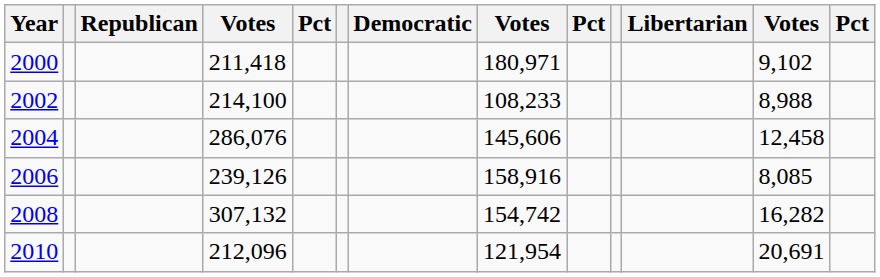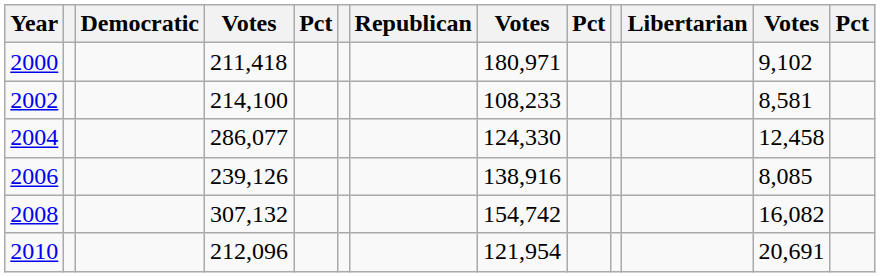columns swapped: (139, 23) <-> (413, 23)
(786, 99) 8,988 -> (786, 99) 8,581
(248, 137) 286,076 -> (249, 137) 286,077
(522, 137) 145,606 -> (522, 137) 124,330
(522, 175) 158,916 -> (522, 175) 138,916
(792, 213) 16,282 -> (792, 213) 16,082
